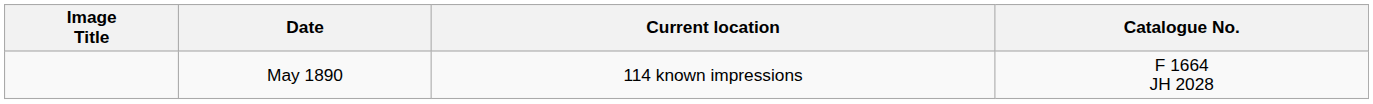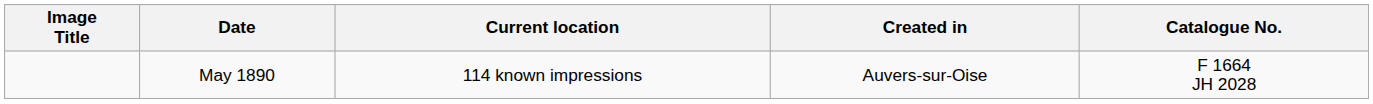+ column: (925, 27)
